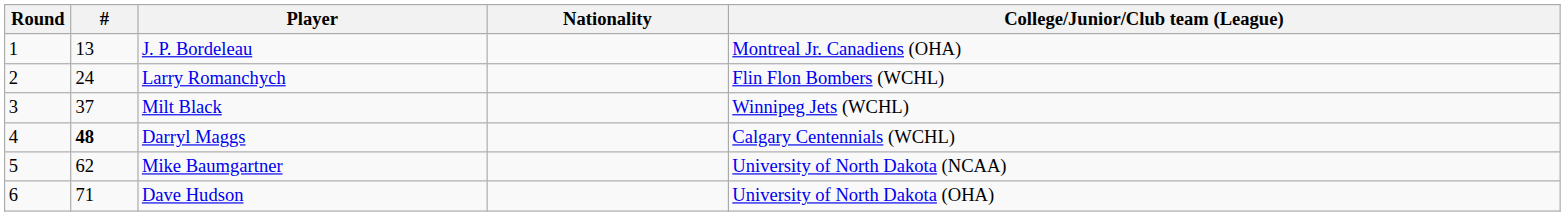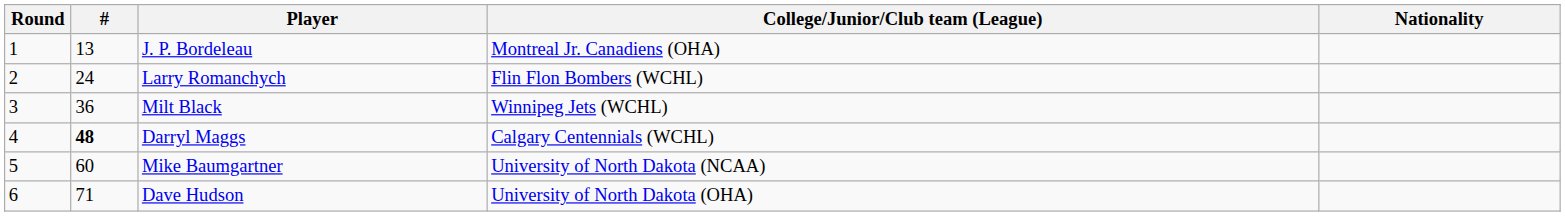columns swapped: (607, 19) <-> (1144, 19)
(85, 107) 37 -> (85, 107) 36
(85, 166) 62 -> (85, 166) 60
